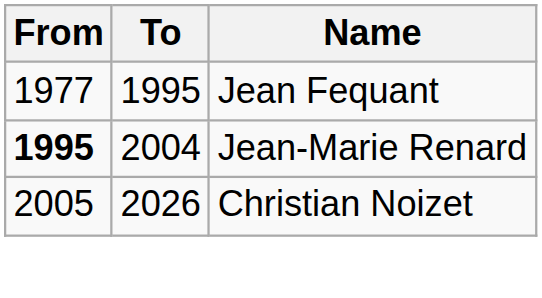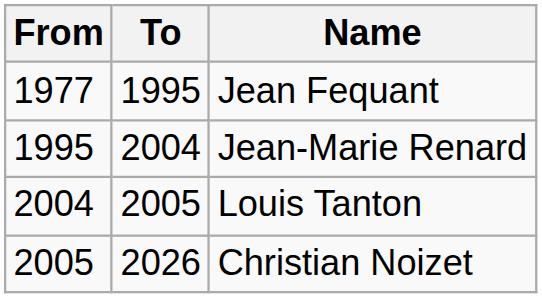(54, 147) bold -> (54, 147) normal
+ row: (320, 205)
